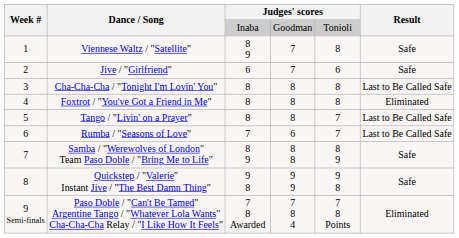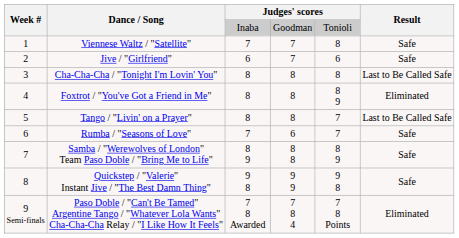(248, 49) 8 9 -> (248, 43) 7
(338, 102) 8 -> (338, 96) 8 9
(407, 133) Last to Be Called Safe -> (407, 133) Safe
